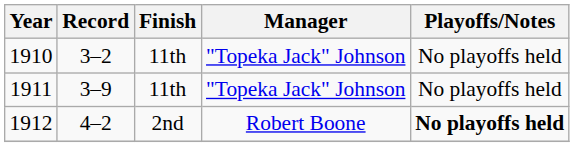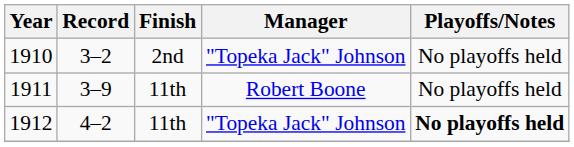(168, 55) 11th -> (168, 55) 2nd
(306, 89) "Topeka Jack" Johnson -> (306, 89) Robert Boone
(168, 123) 2nd -> (168, 123) 11th
(306, 123) Robert Boone -> (306, 123) "Topeka Jack" Johnson
